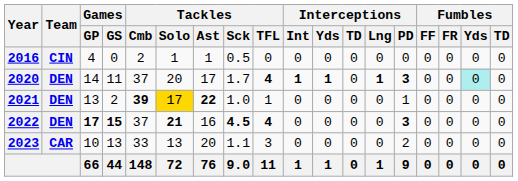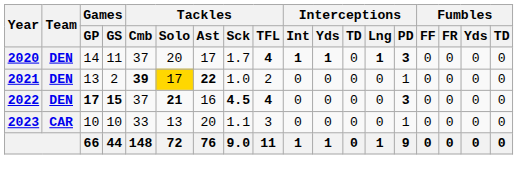- row: (23, 58)
(476, 79) paleturquoise background -> (476, 58) no background
(268, 101) 1 -> (268, 79) 2
(114, 144) 13 -> (114, 122) 10
(406, 144) 2 -> (406, 122) 1
